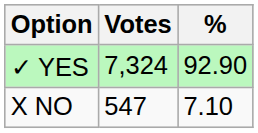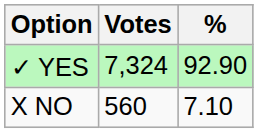(126, 106) 547 -> (126, 106) 560
